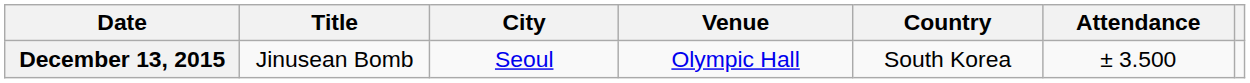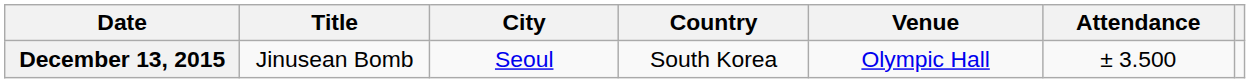columns swapped: (948, 22) <-> (736, 22)
